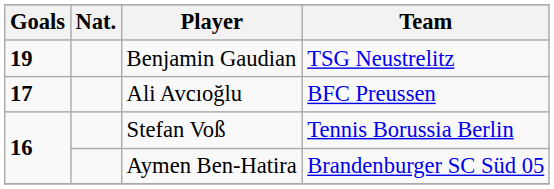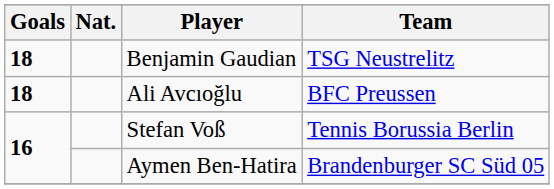(21, 58) 19 -> (21, 58) 18
(21, 93) 17 -> (21, 93) 18
